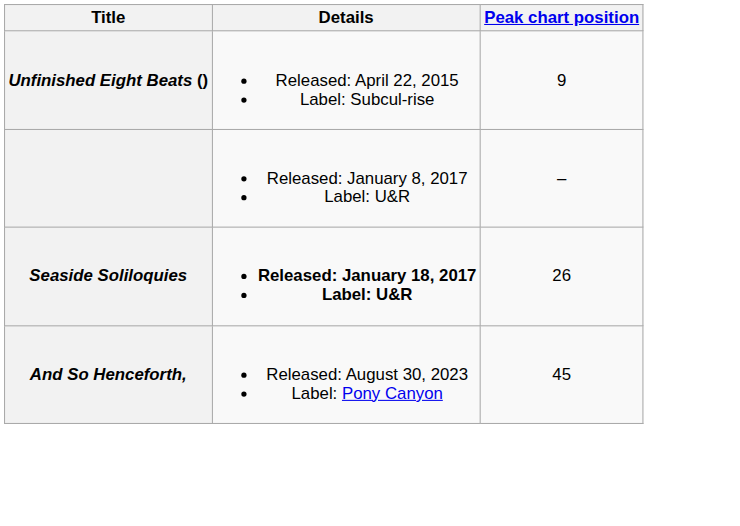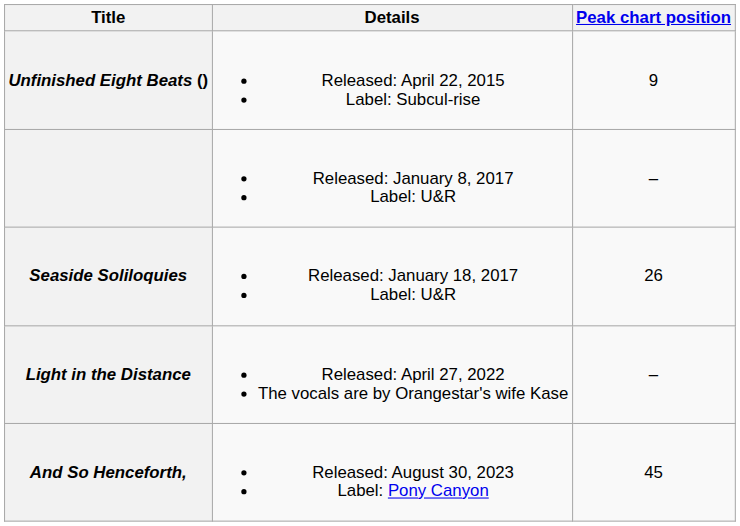(346, 286) bold -> (392, 286) normal
+ row: (108, 374)
